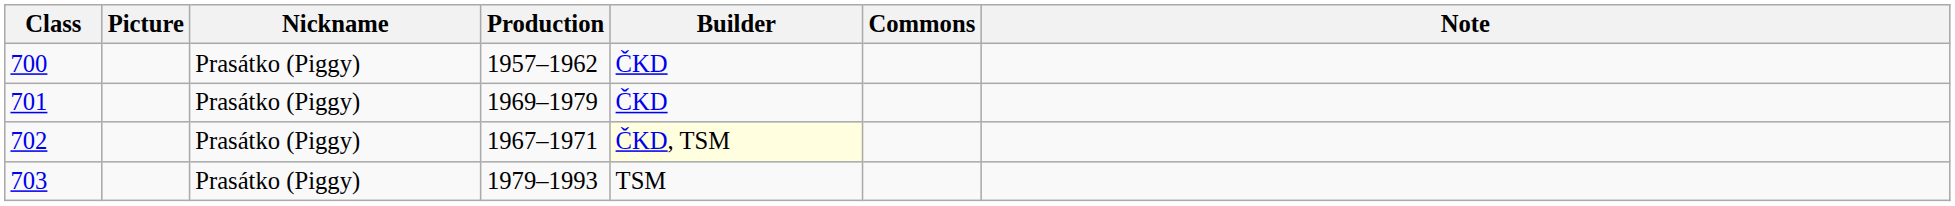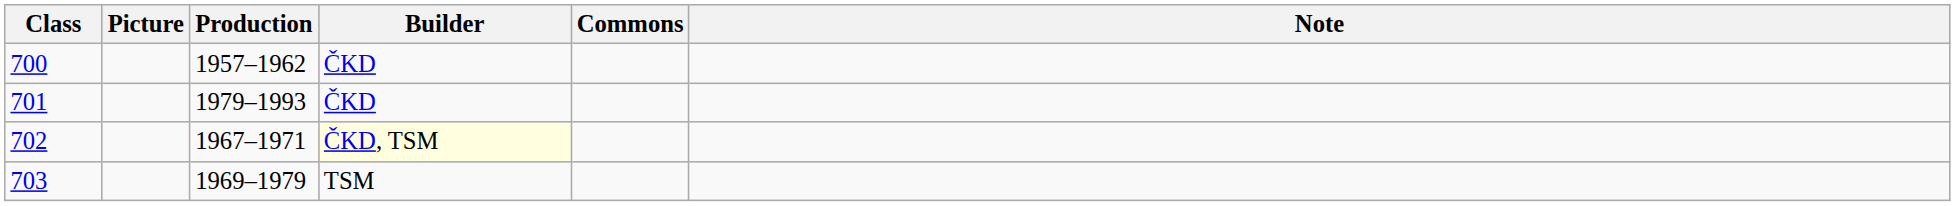- column: (335, 24)
(542, 102) 1969–1979 -> (251, 102) 1979–1993
(542, 180) 1979–1993 -> (251, 180) 1969–1979
